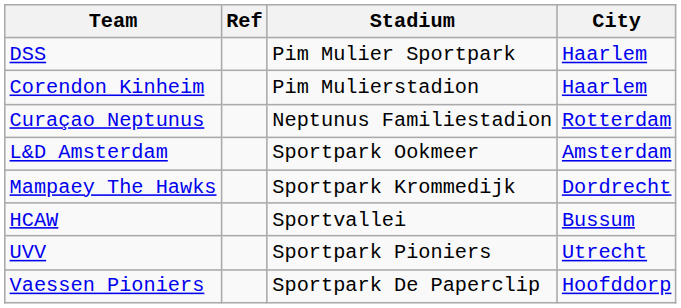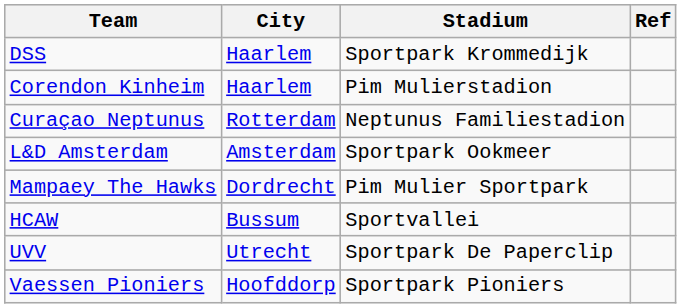columns swapped: (617, 21) <-> (244, 21)
(394, 54) Pim Mulier Sportpark -> (467, 54) Sportpark Krommedijk
(394, 187) Sportpark Krommedijk -> (467, 187) Pim Mulier Sportpark
(382, 253) Sportpark Pioniers -> (479, 253) Sportpark De Paperclip
(406, 286) Sportpark De Paperclip -> (455, 286) Sportpark Pioniers
